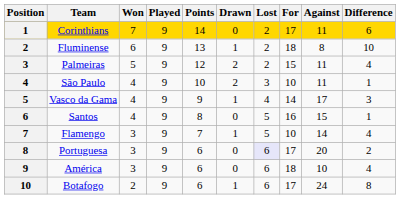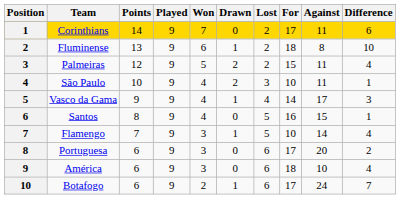columns swapped: (200, 13) <-> (133, 13)
(267, 151) lavender background -> (267, 151) no background
(369, 185) 8 -> (369, 185) 7
